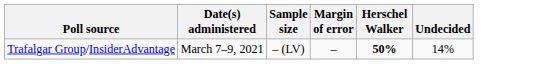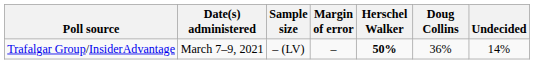+ column: (441, 22)
